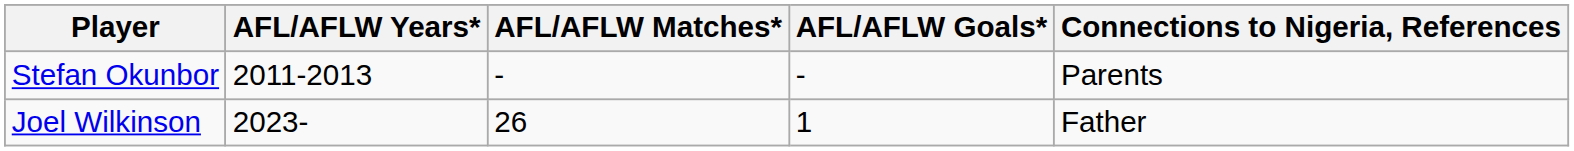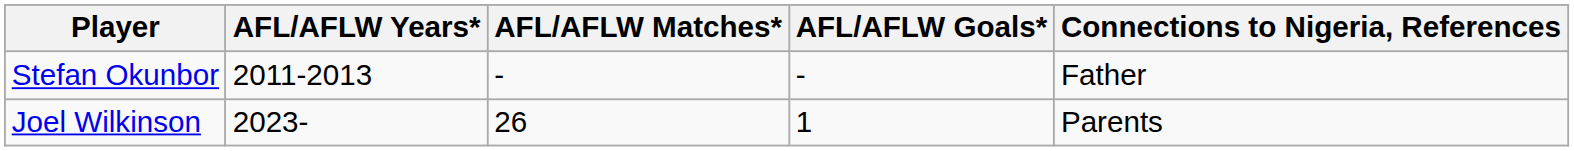(1112, 74) Parents -> (1104, 74) Father
(1104, 121) Father -> (1112, 121) Parents
